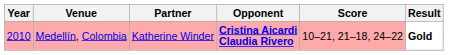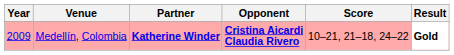(19, 36) 2010 -> (19, 36) 2009
(173, 36) normal -> (176, 36) bold
